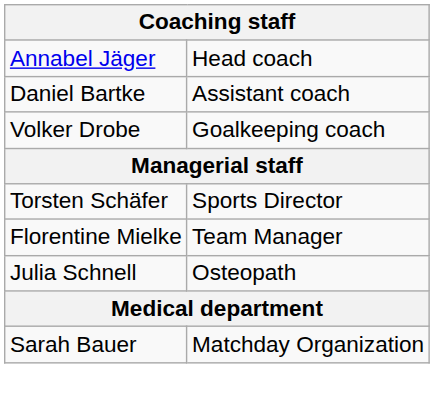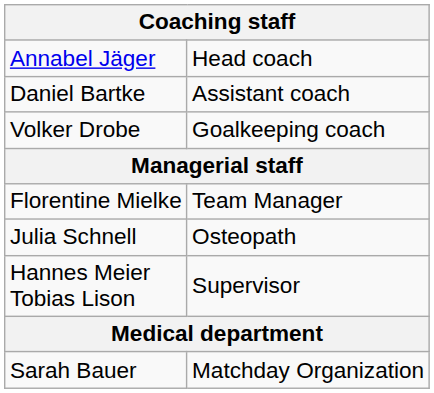- row: (89, 201)
+ row: (80, 285)
